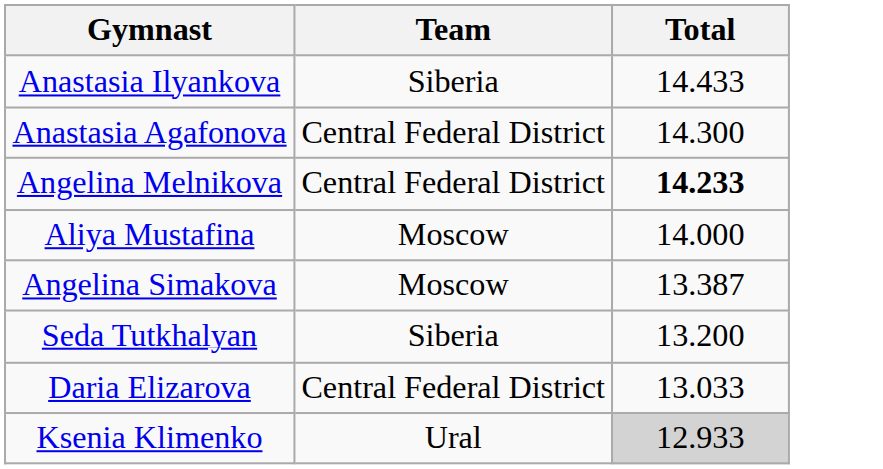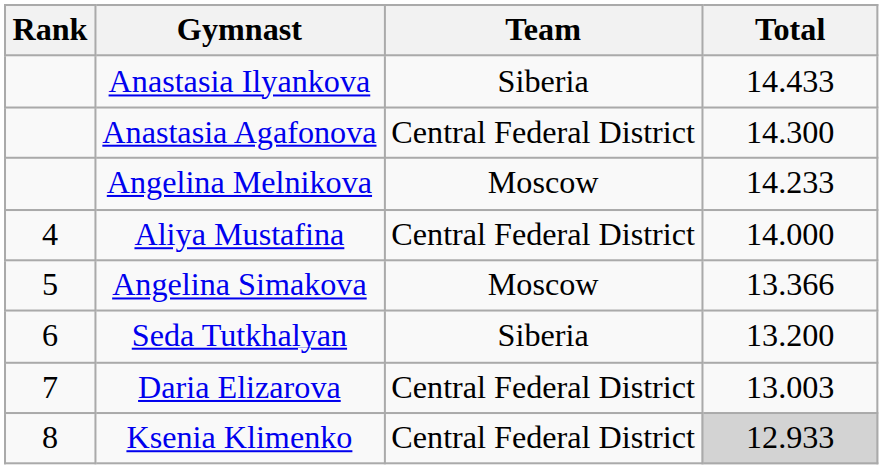+ column: (50, 30)
(453, 183) Central Federal District -> (543, 183) Moscow
(700, 183) bold -> (790, 183) normal
(453, 234) Moscow -> (543, 234) Central Federal District
(700, 285) 13.387 -> (790, 285) 13.366
(700, 387) 13.033 -> (790, 387) 13.003
(453, 438) Ural -> (543, 438) Central Federal District
